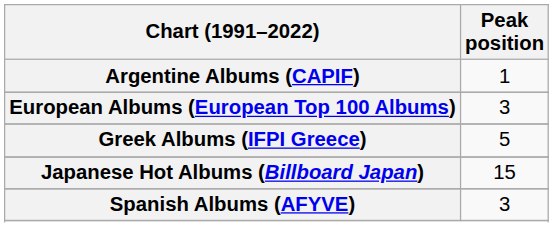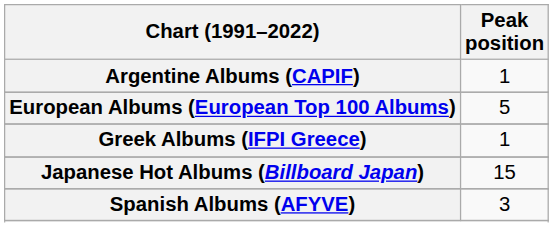(505, 107) 3 -> (505, 107) 5
(505, 140) 5 -> (505, 140) 1
